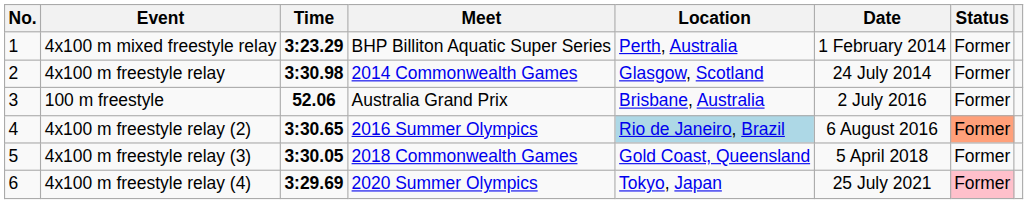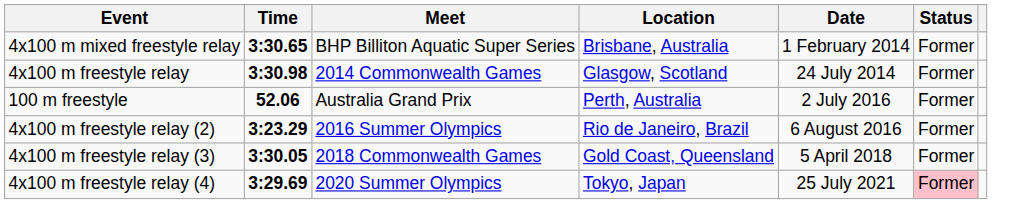- column: (23, 18)
(314, 45) 3:23.29 -> (278, 45) 3:30.65
(678, 45) Perth, Australia -> (656, 45) Brisbane, Australia
(692, 101) Brisbane, Australia -> (642, 101) Perth, Australia
(314, 128) 3:30.65 -> (278, 128) 3:23.29
(702, 128) lightblue background -> (666, 128) no background
(982, 128) lightsalmon background -> (946, 128) no background
